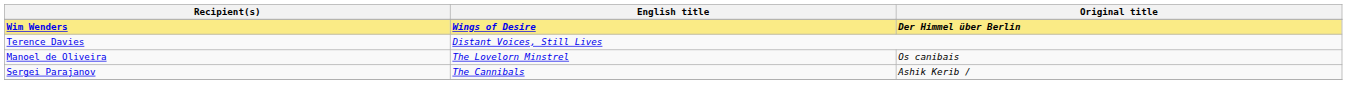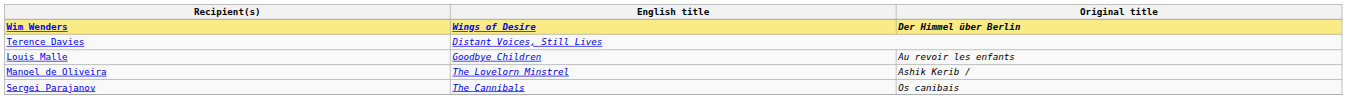+ row: (37, 57)
(929, 57) Os canibais -> (934, 72) Ashik Kerib /
(934, 72) Ashik Kerib / -> (929, 87) Os canibais
